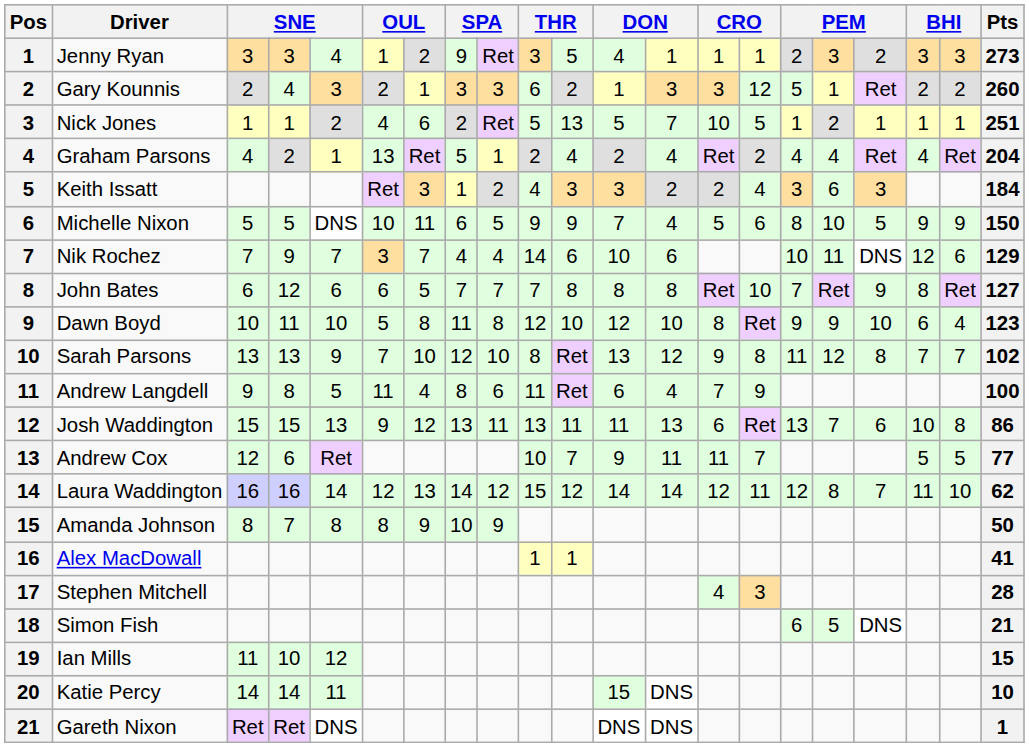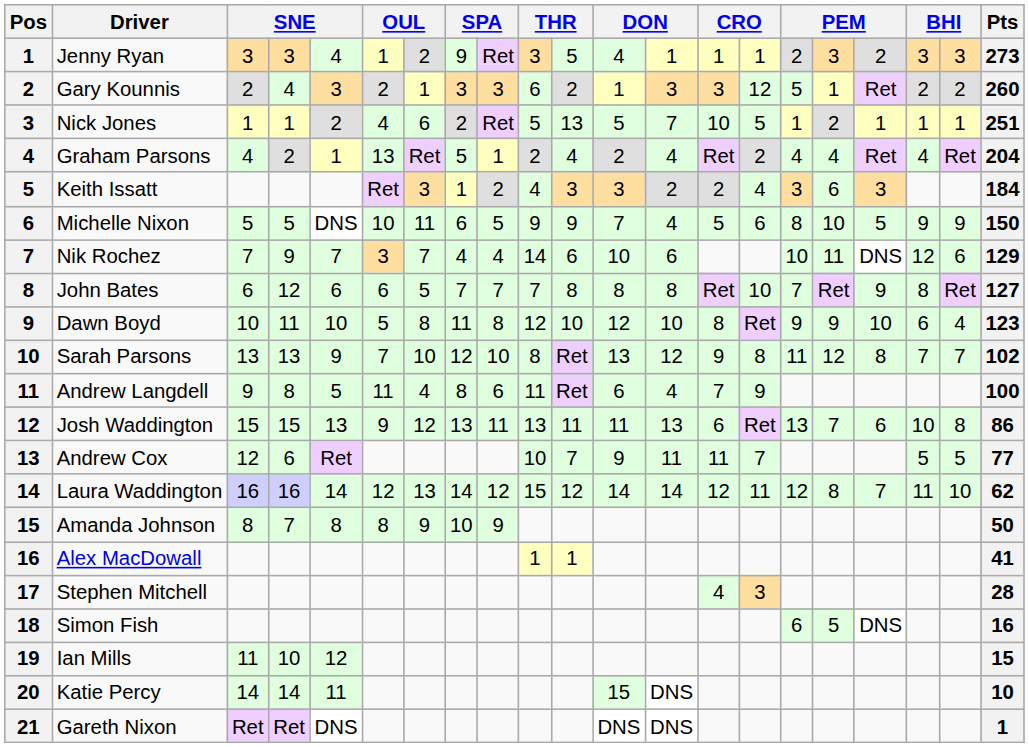(1002, 625) 21 -> (1002, 625) 16
